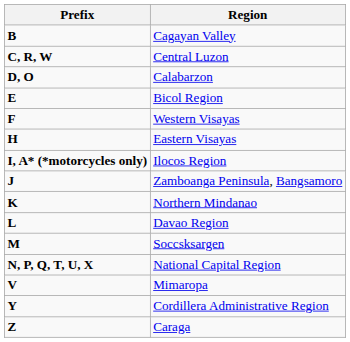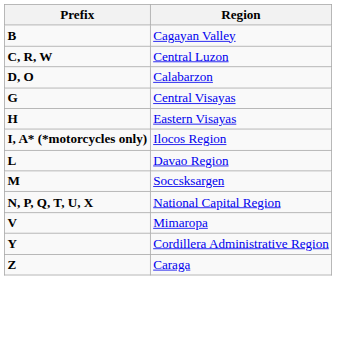- row: (188, 98)
- row: (196, 118)
+ row: (194, 98)
- row: (248, 181)
- row: (205, 202)
